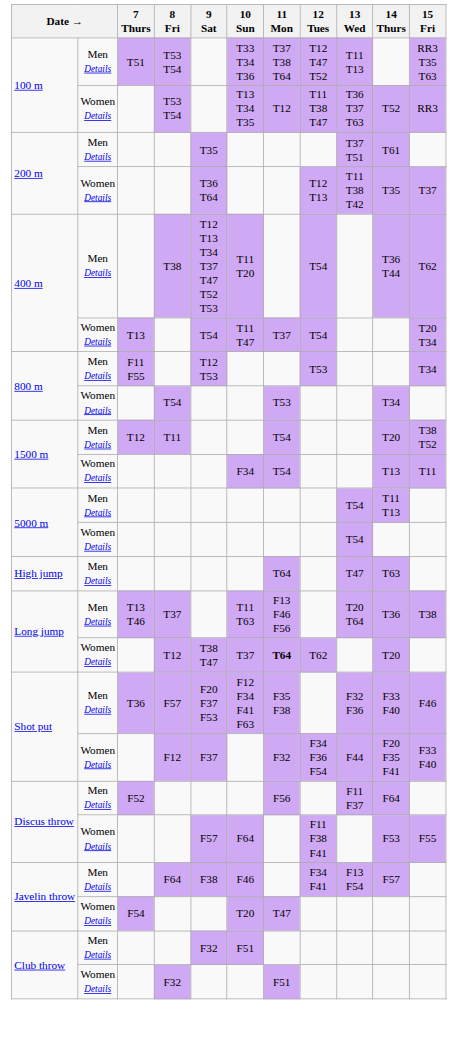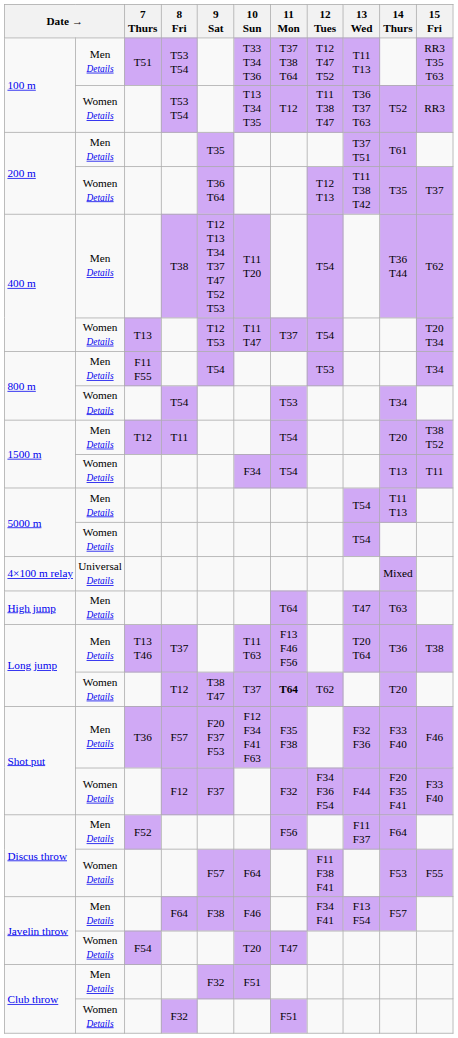(209, 335) T54 -> (216, 335) T12 T53
(209, 369) T12 T53 -> (216, 369) T54
+ row: (40, 573)
